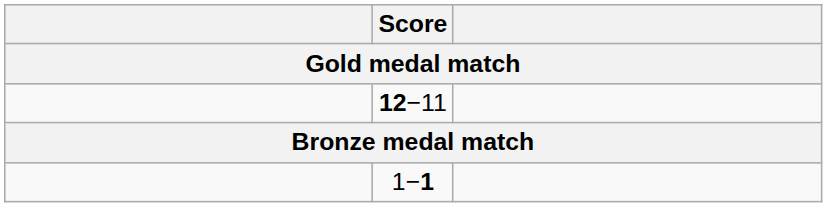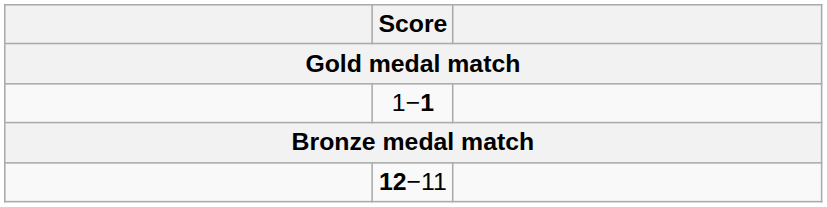rows swapped: (413, 102) <-> (413, 181)
